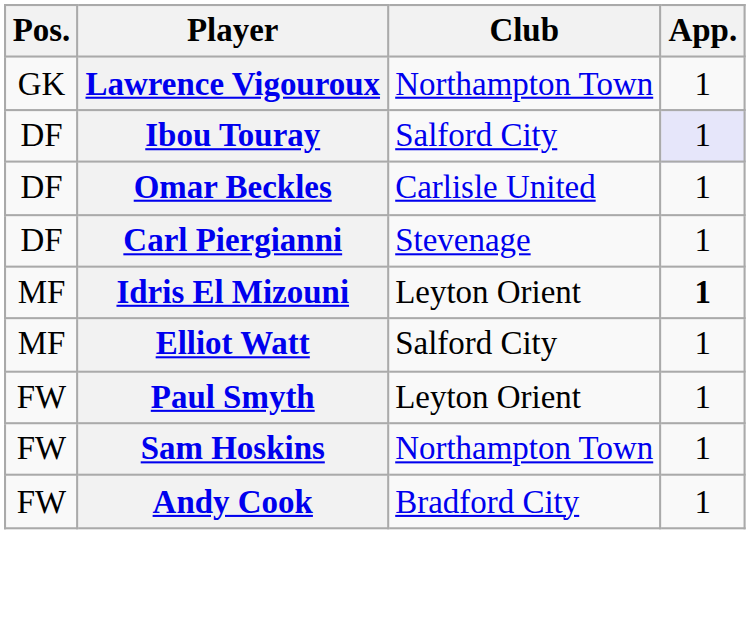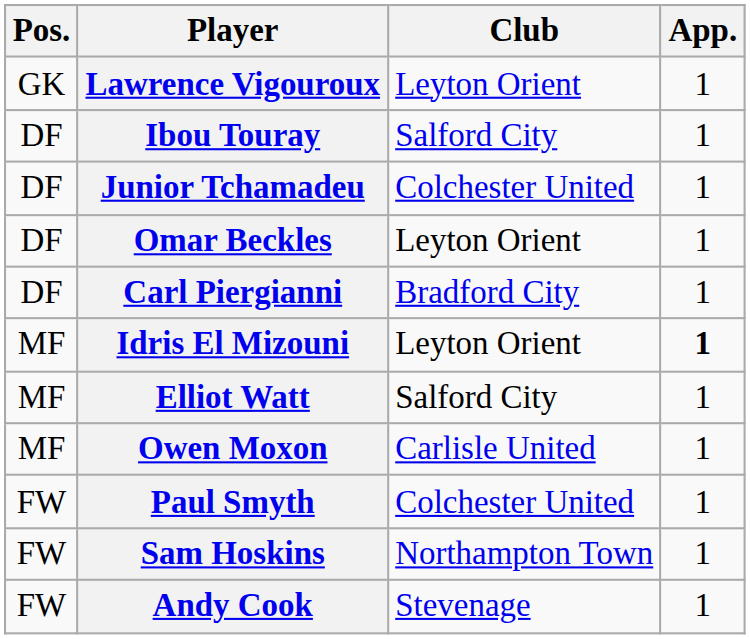(524, 82) Northampton Town -> (488, 82) Leyton Orient
(703, 135) lavender background -> (703, 135) no background
+ row: (233, 187)
(495, 187) Carlisle United -> (488, 239) Leyton Orient
(463, 239) Stevenage -> (487, 291) Bradford City
+ row: (233, 448)
(488, 396) Leyton Orient -> (515, 501) Colchester United
(487, 501) Bradford City -> (463, 605) Stevenage
